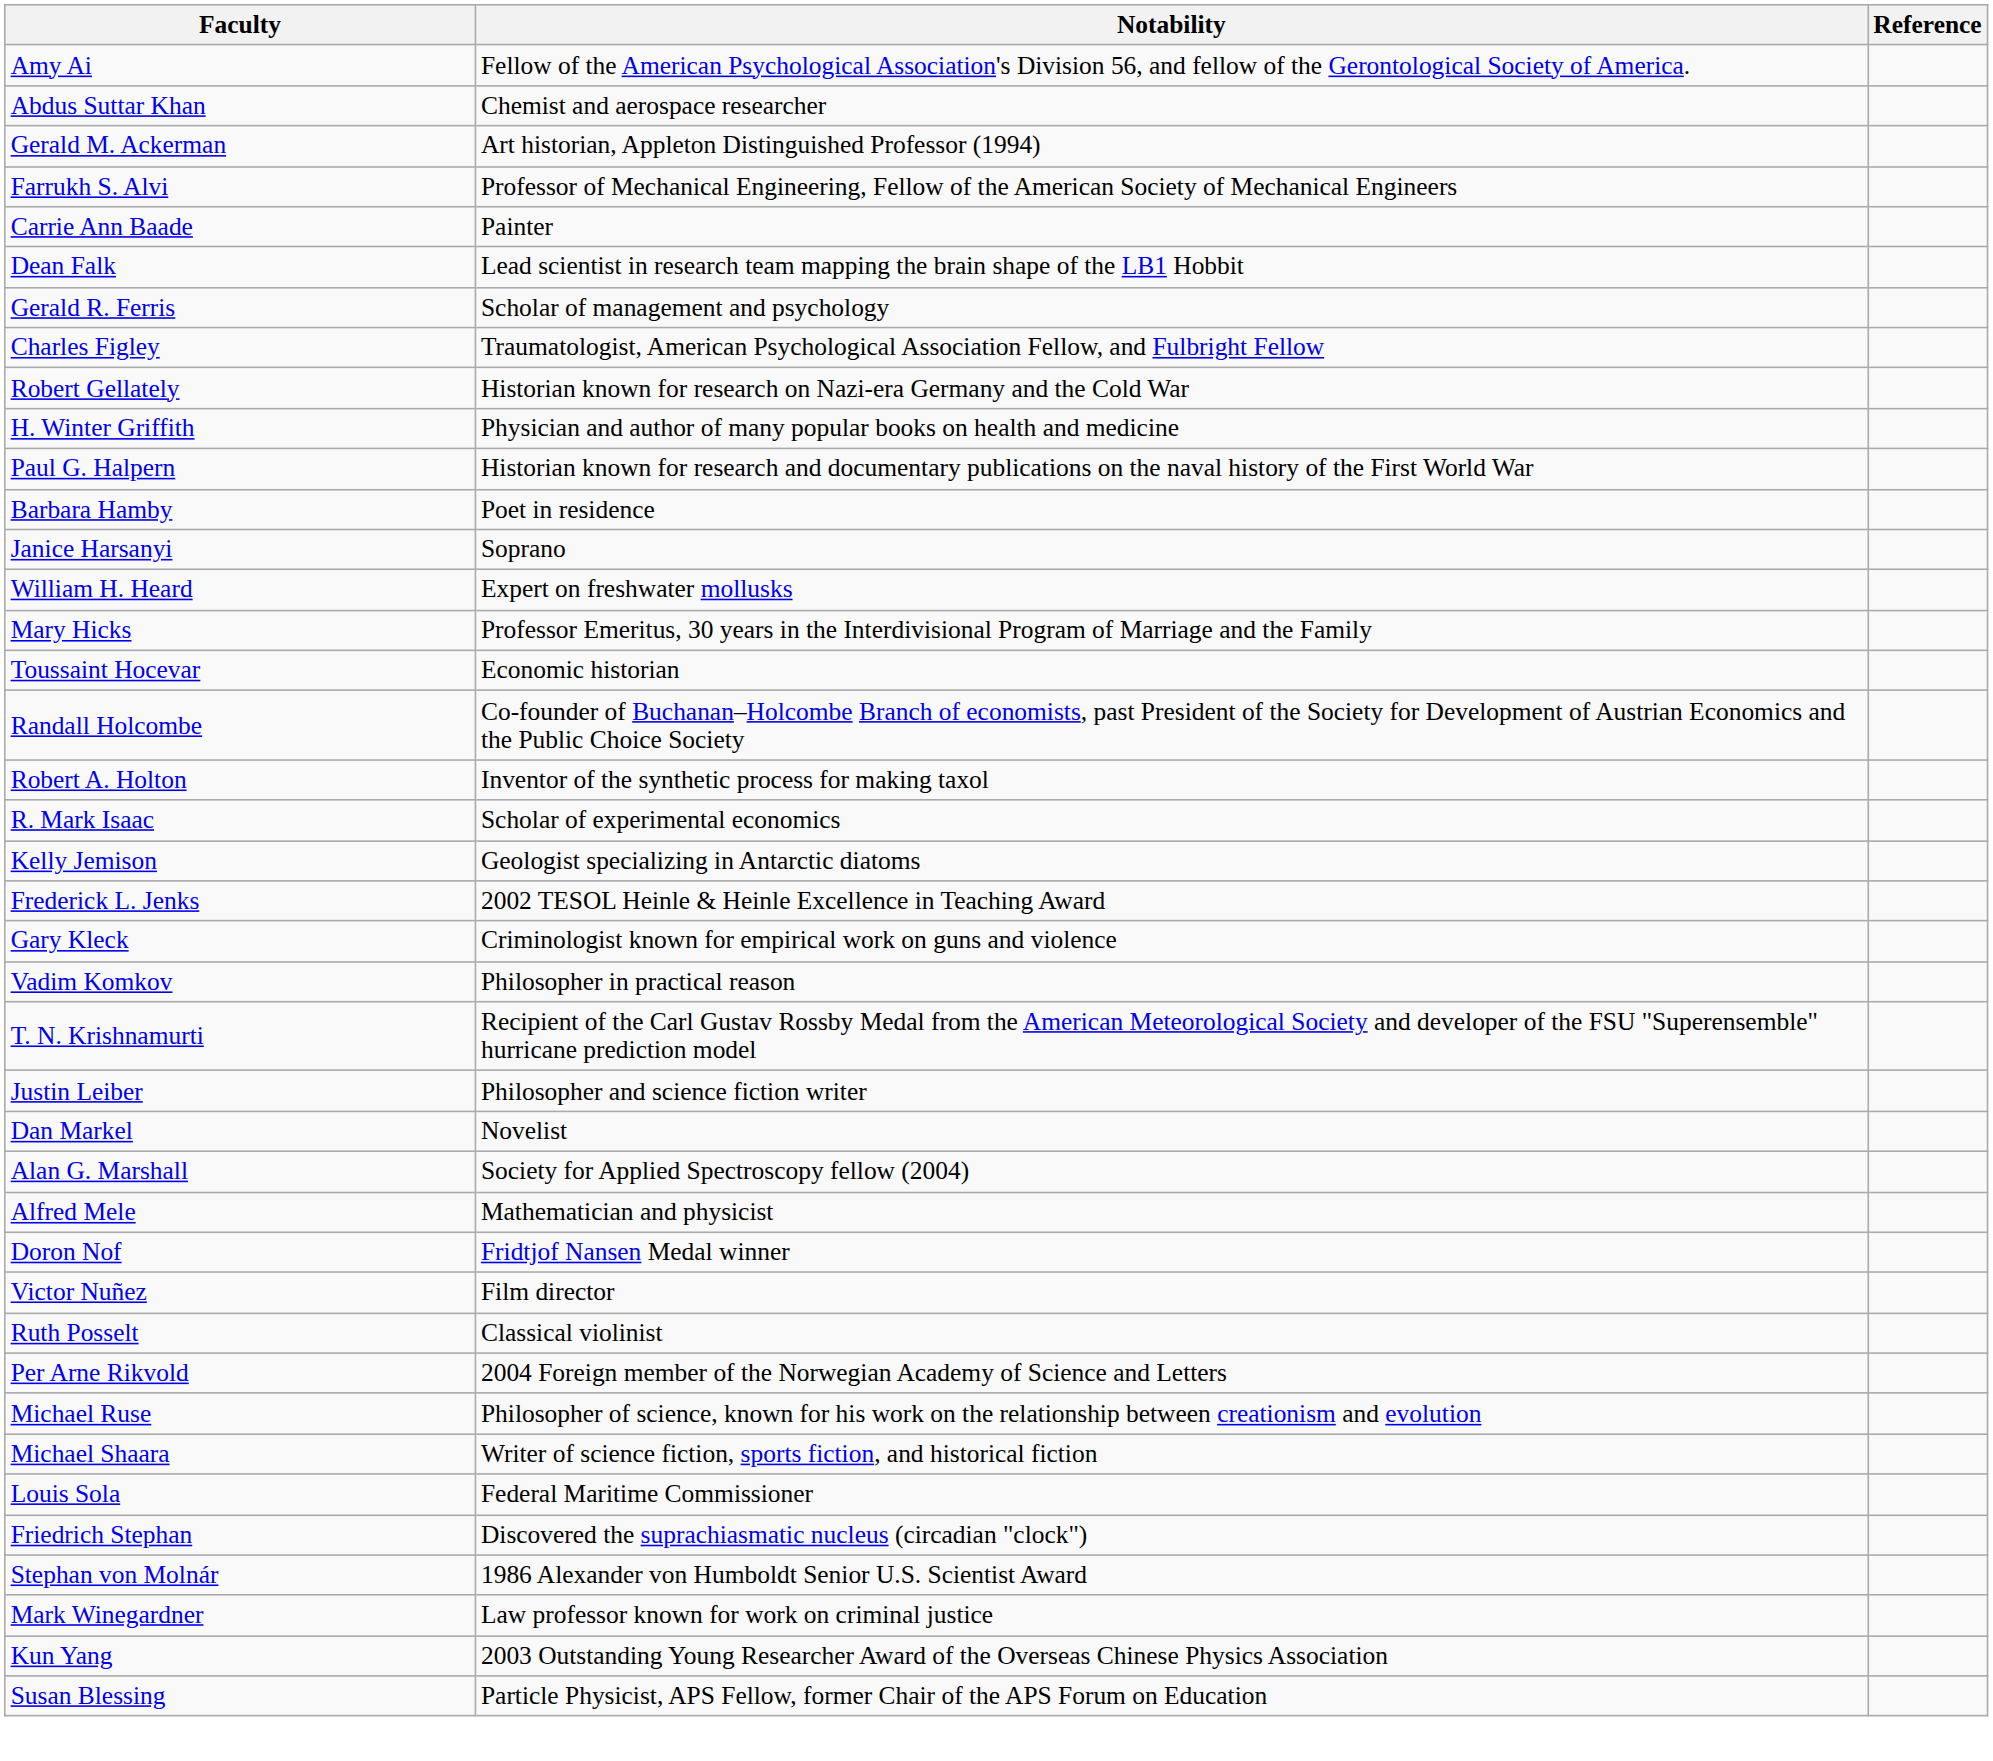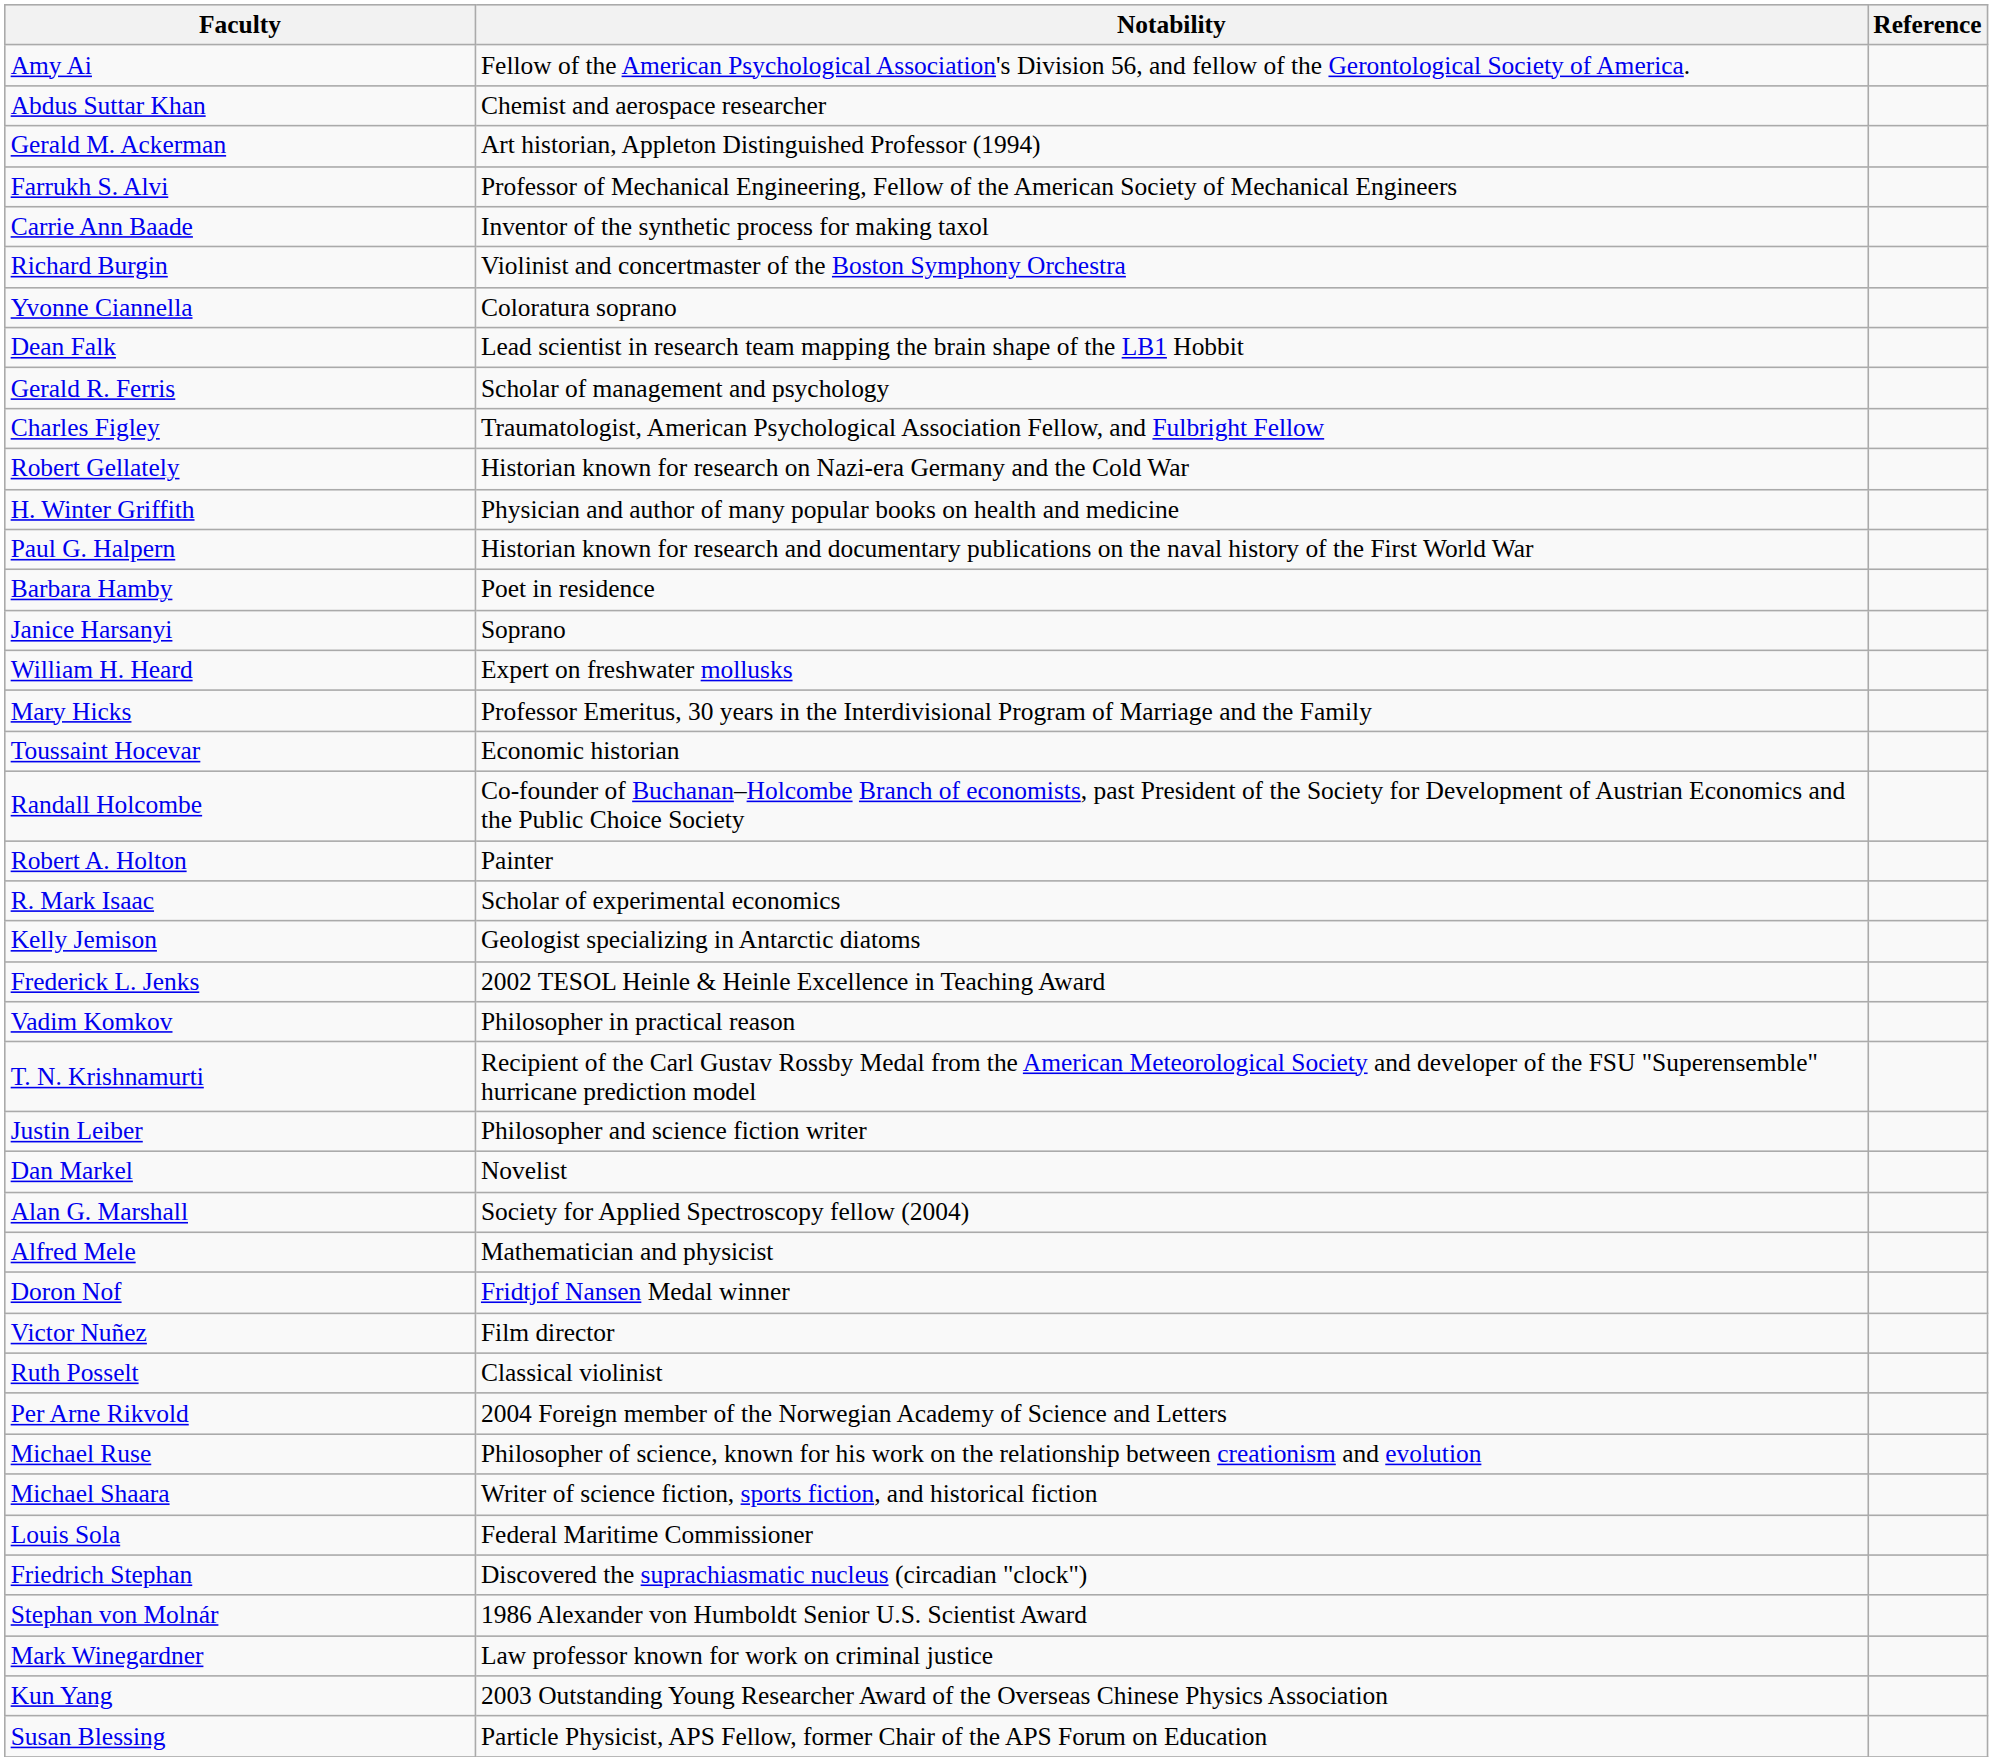(517, 226) Painter -> (735, 226) Inventor of the synthetic process for making taxol
+ row: (89, 266)
+ row: (102, 307)
(735, 779) Inventor of the synthetic process for making taxol -> (517, 860) Painter
- row: (70, 940)
